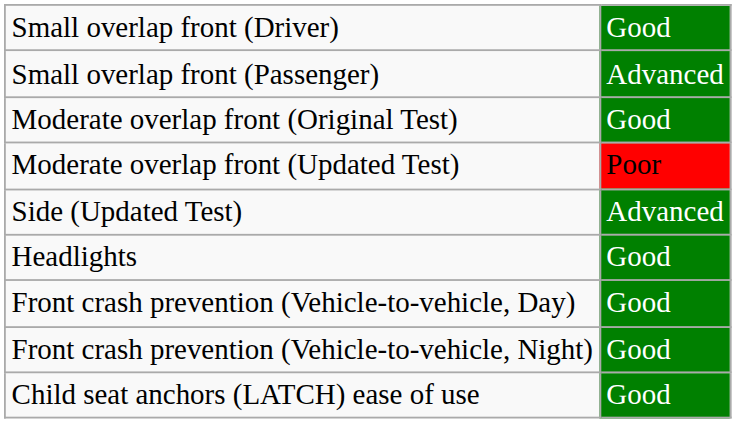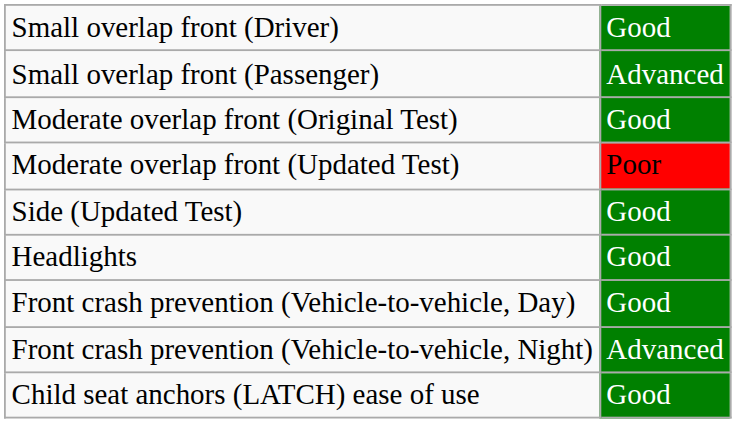(665, 211) Advanced -> (639, 211) Good
(639, 348) Good -> (665, 348) Advanced
